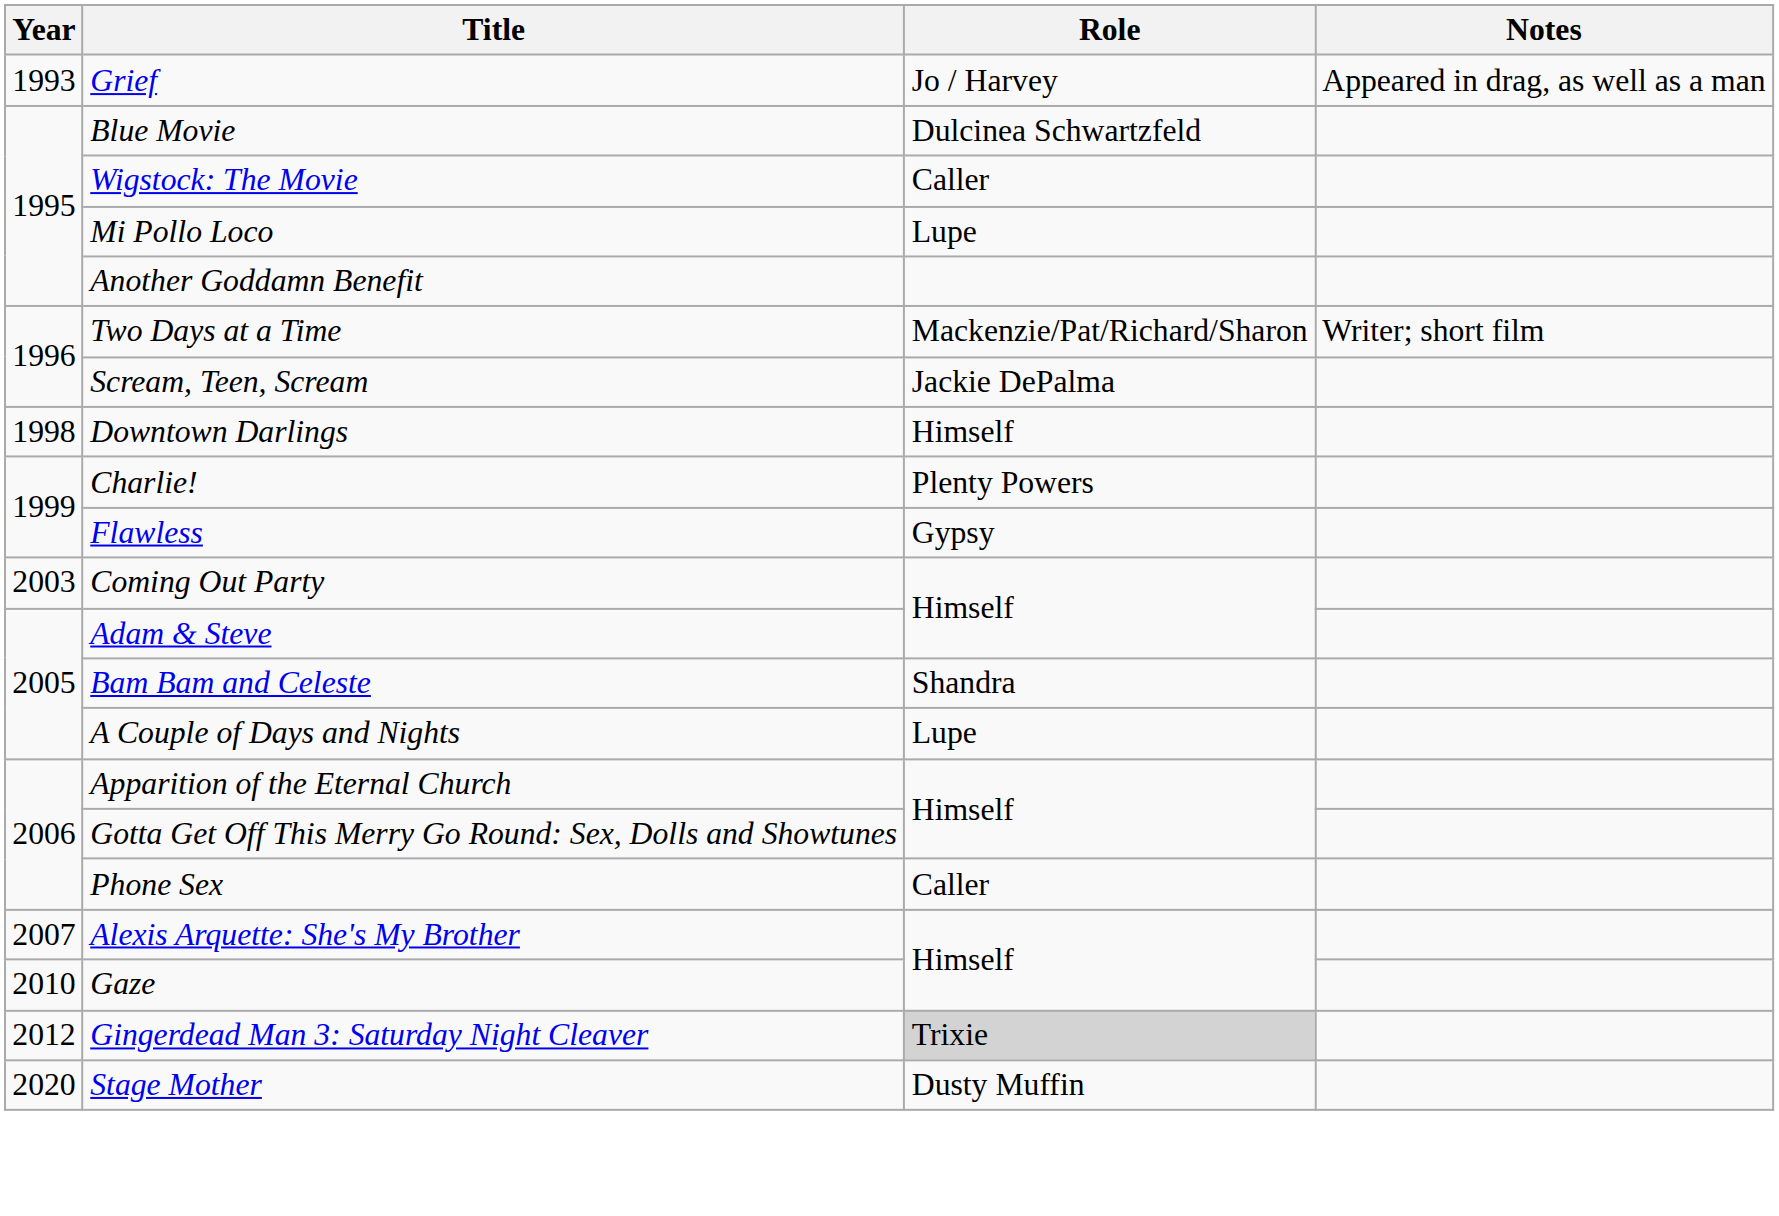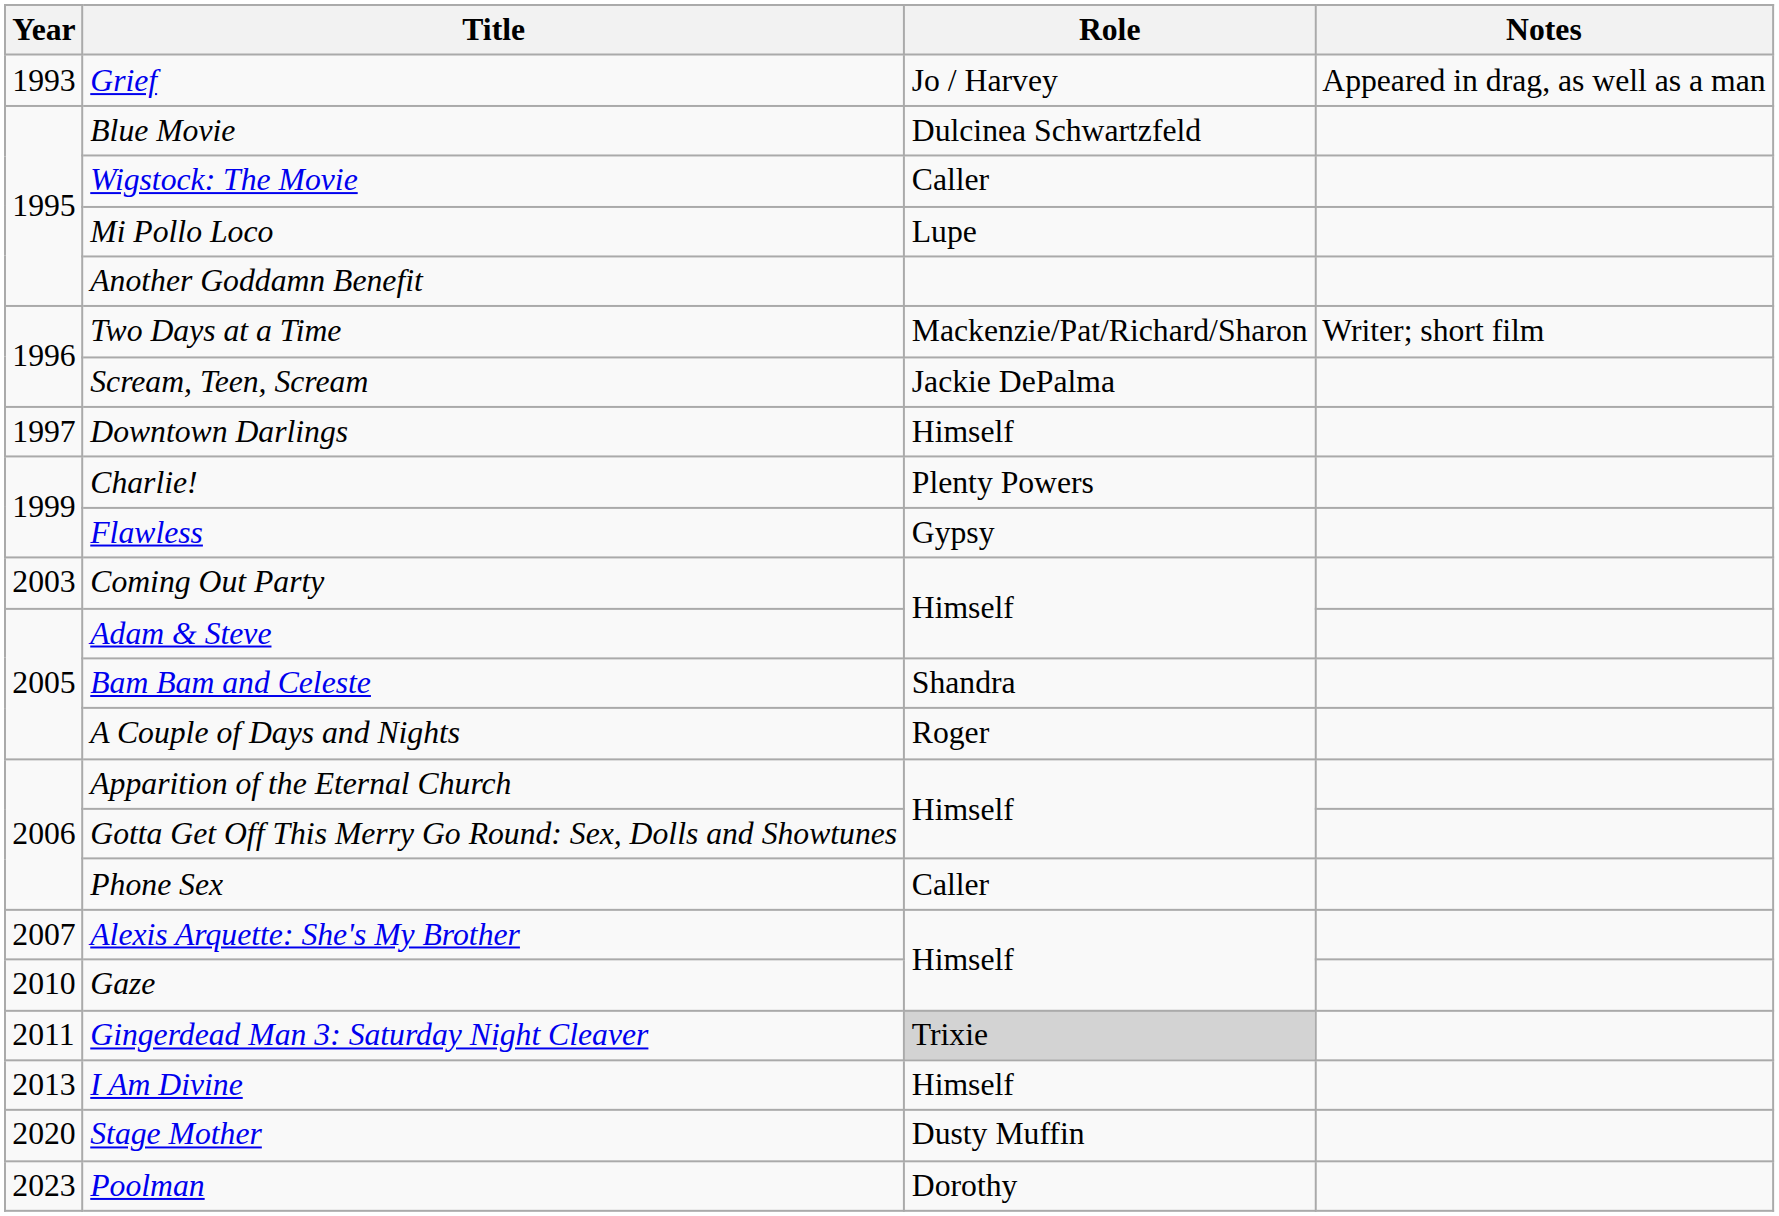(44, 431) 1998 -> (44, 431) 1997
(944, 733) Lupe -> (950, 733) Roger
(44, 1034) 2012 -> (43, 1034) 2011
+ row: (166, 1084)
+ row: (147, 1185)
